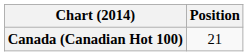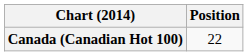(215, 39) 21 -> (215, 39) 22
